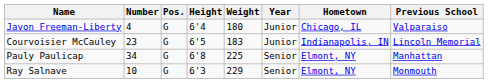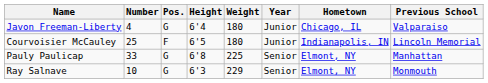(131, 41) 23 -> (131, 41) 25
(166, 41) G -> (166, 41) F
(235, 41) 183 -> (235, 41) 180
(131, 56) 34 -> (131, 56) 33
